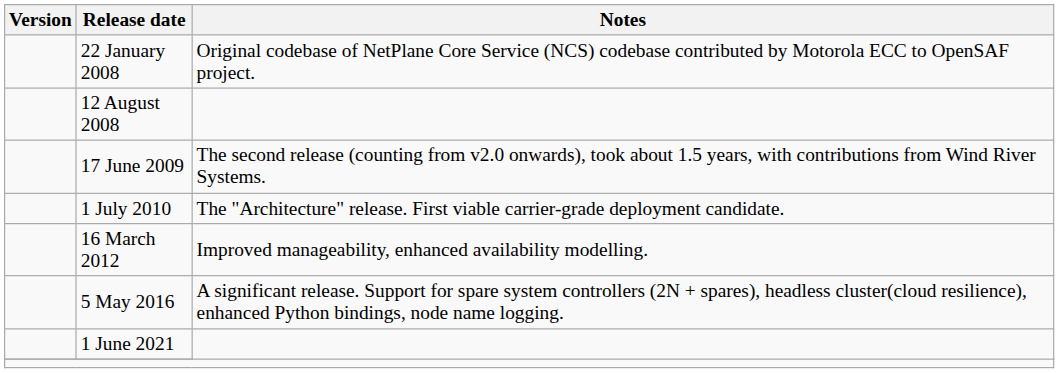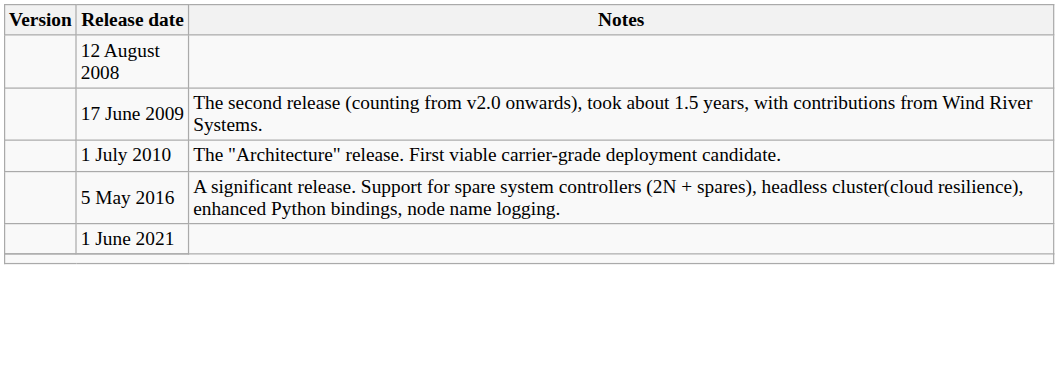- row: (123, 61)
- row: (118, 249)
